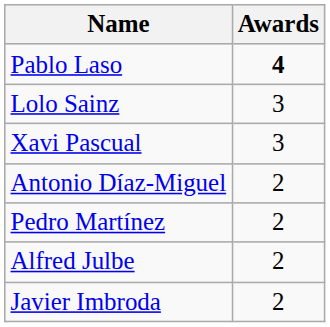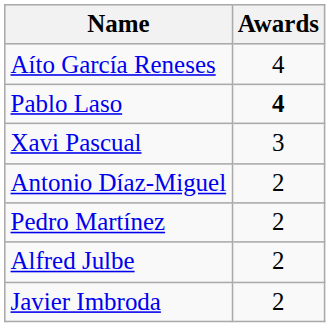+ row: (113, 63)
- row: (65, 103)
